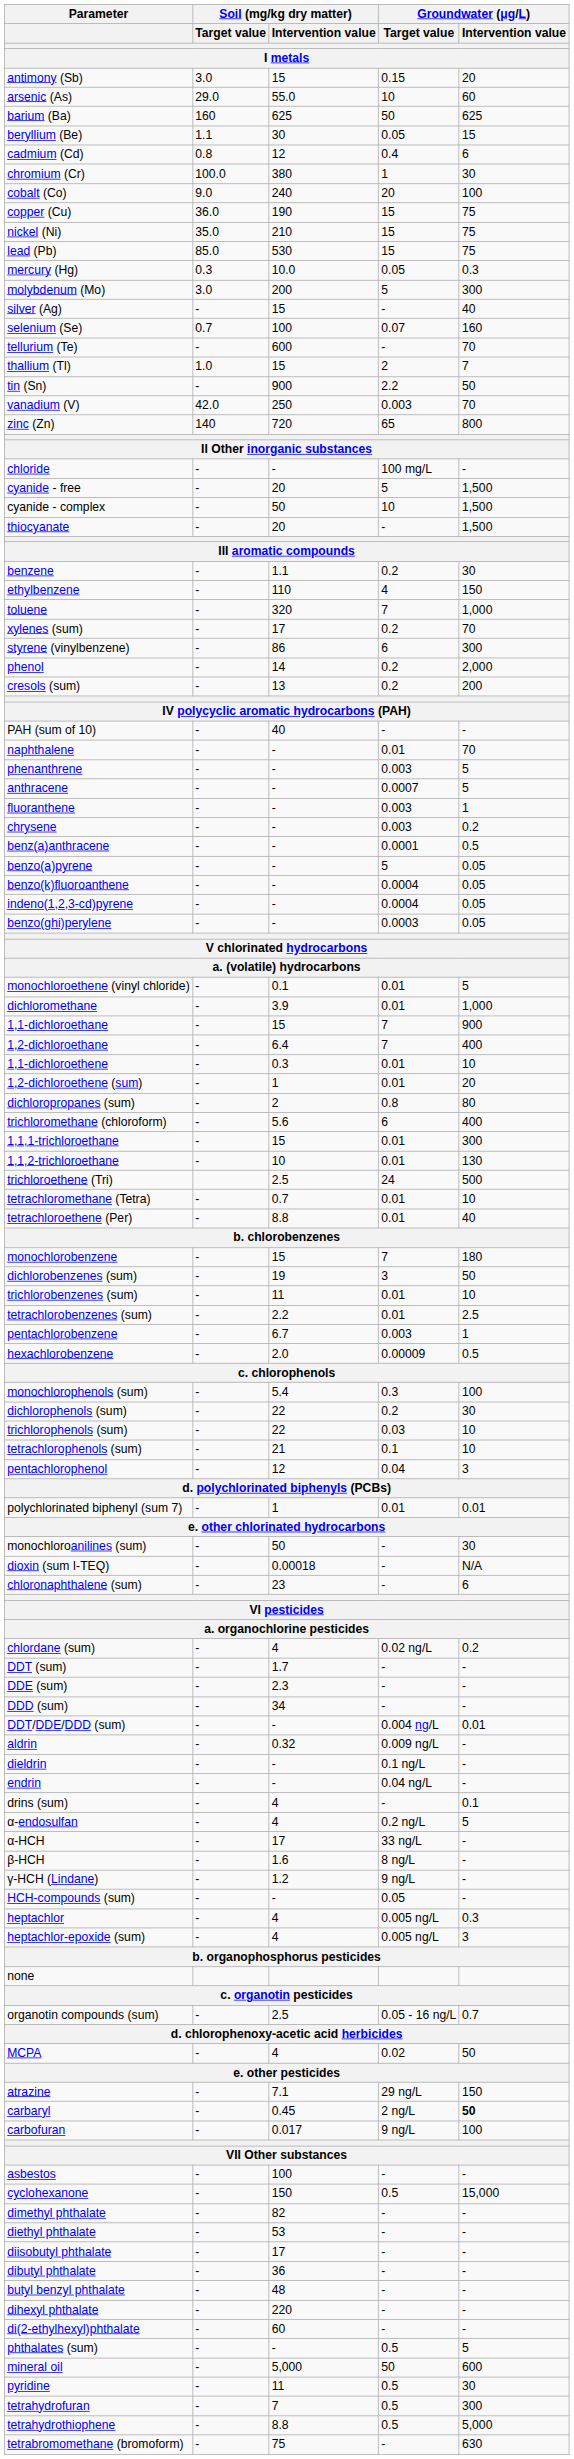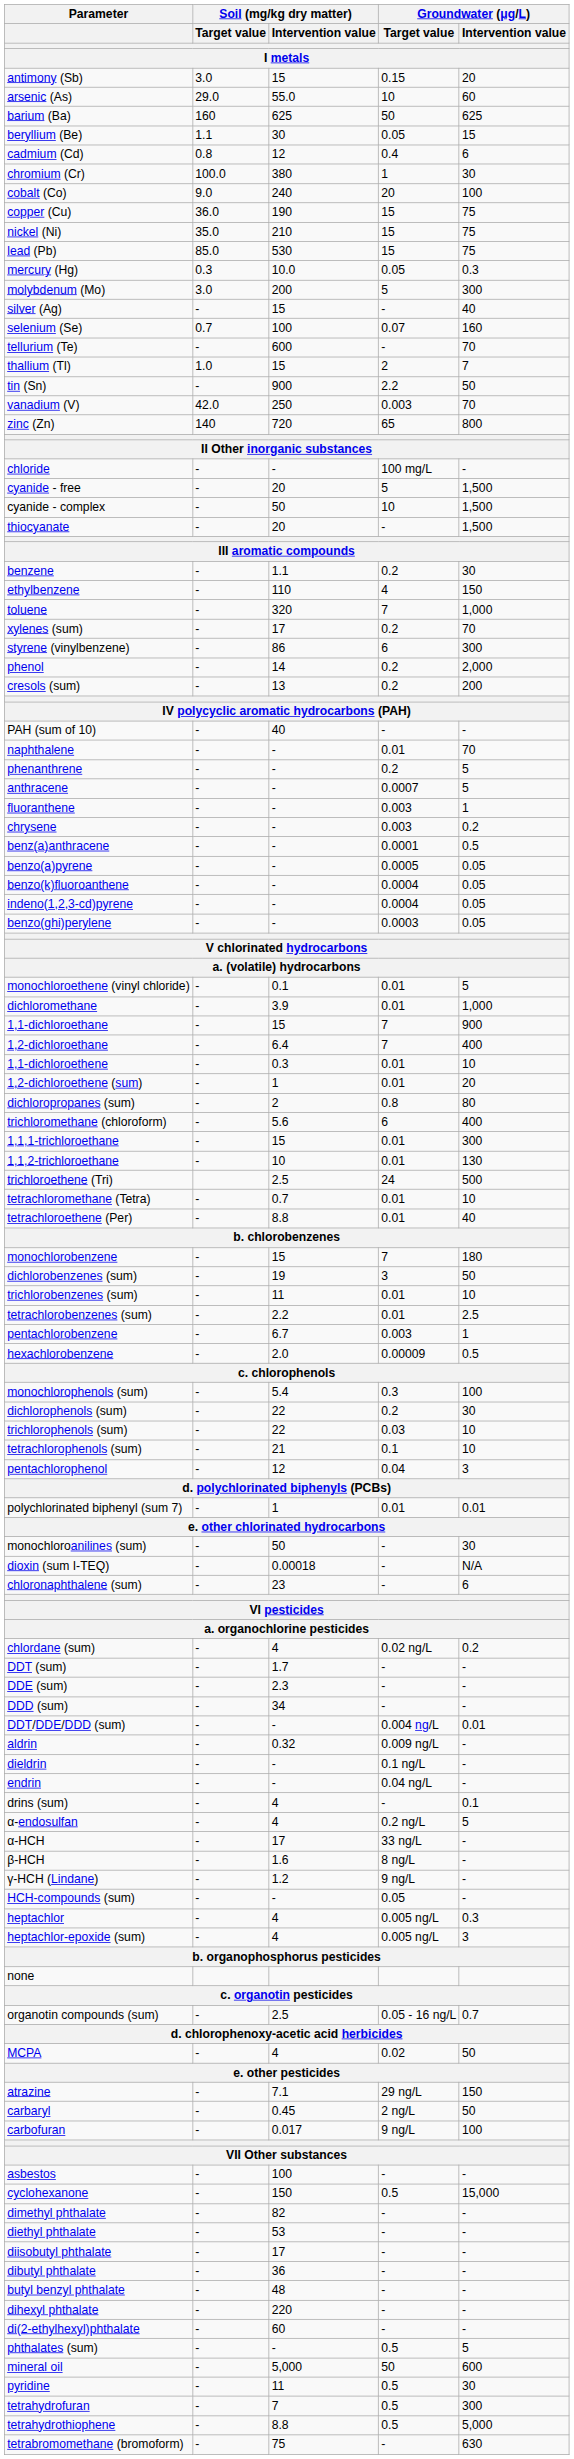(397, 769) 0.003 -> (390, 769) 0.2
(385, 865) 5 -> (400, 865) 0.0005
(469, 2111) bold -> (469, 2111) normal
